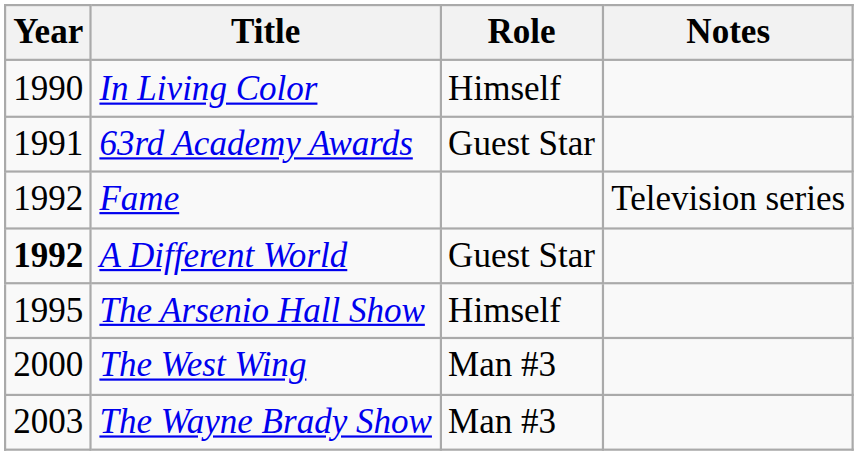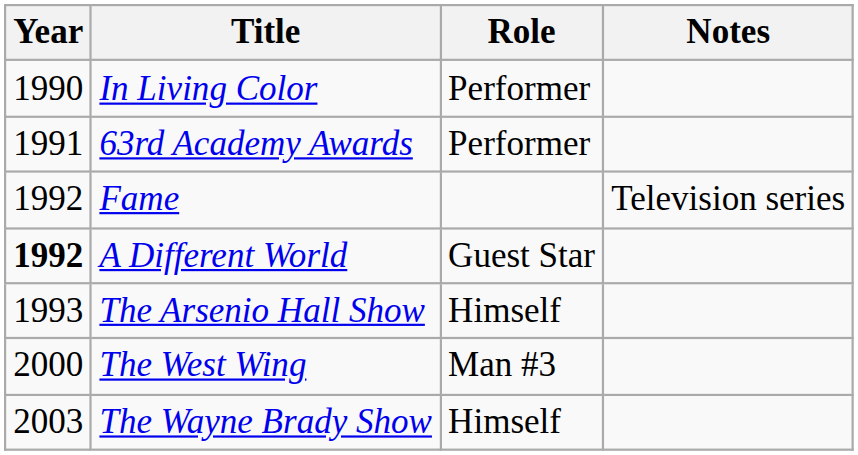(505, 87) Himself -> (519, 87) Performer
(522, 143) Guest Star -> (519, 143) Performer
(48, 310) 1995 -> (48, 310) 1993
(502, 421) Man #3 -> (505, 421) Himself
